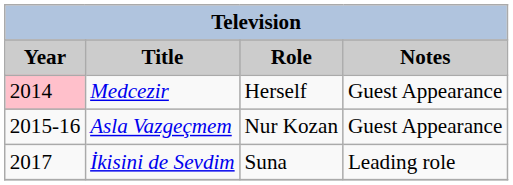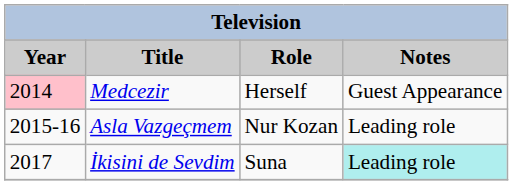(425, 127) Guest Appearance -> (402, 127) Leading role
(402, 161) no background -> (402, 161) paleturquoise background
